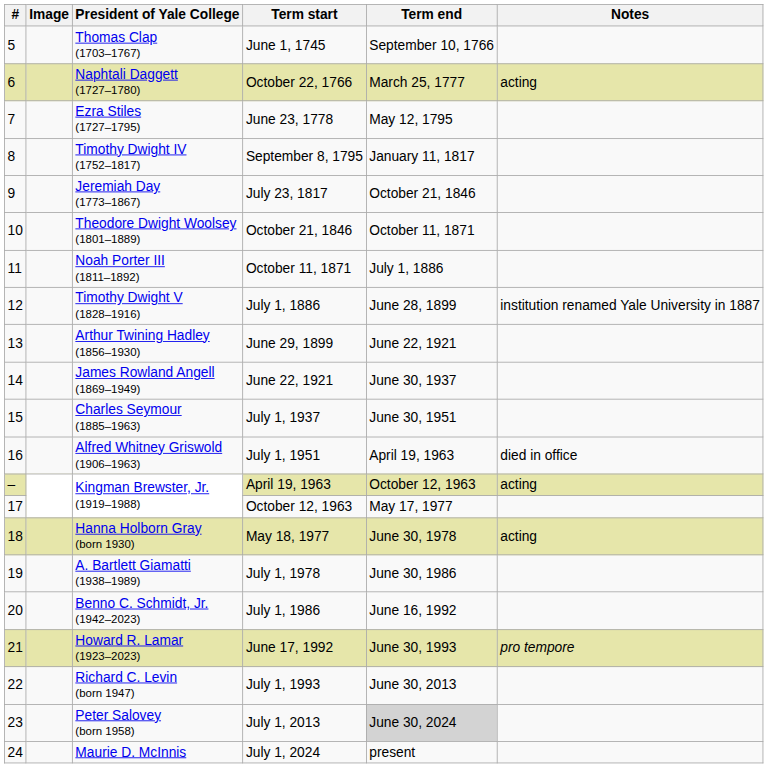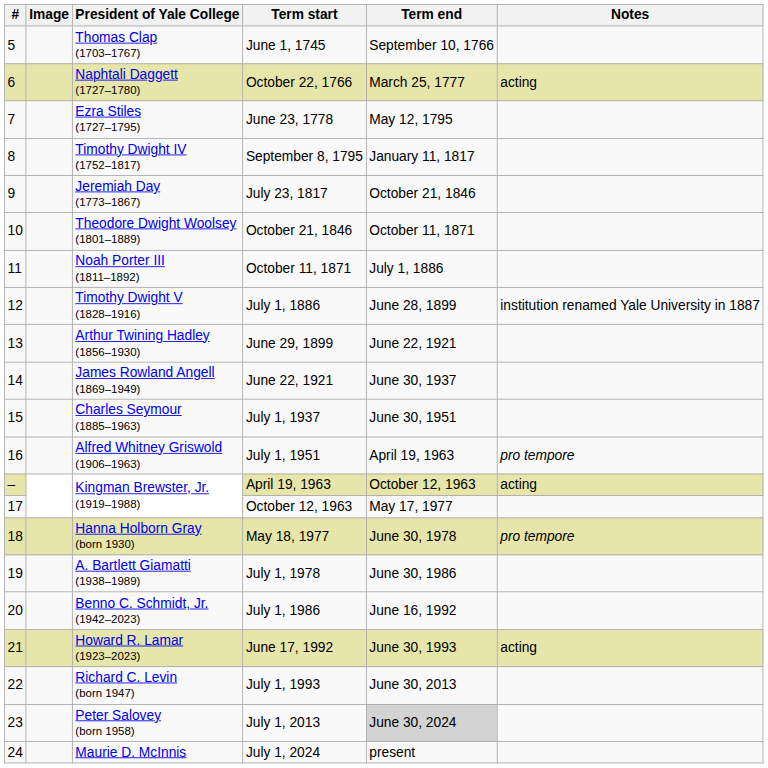(539, 455) died in office -> (537, 455) pro tempore
(519, 536) acting -> (537, 536) pro tempore
(537, 648) pro tempore -> (519, 648) acting
